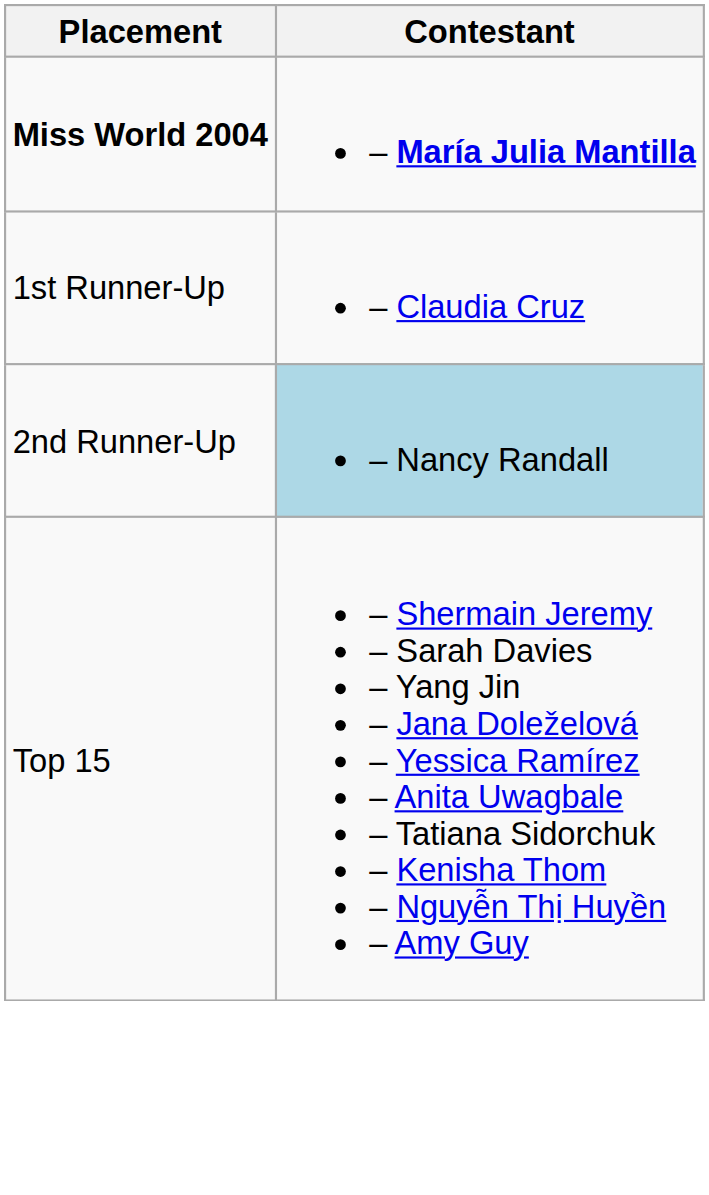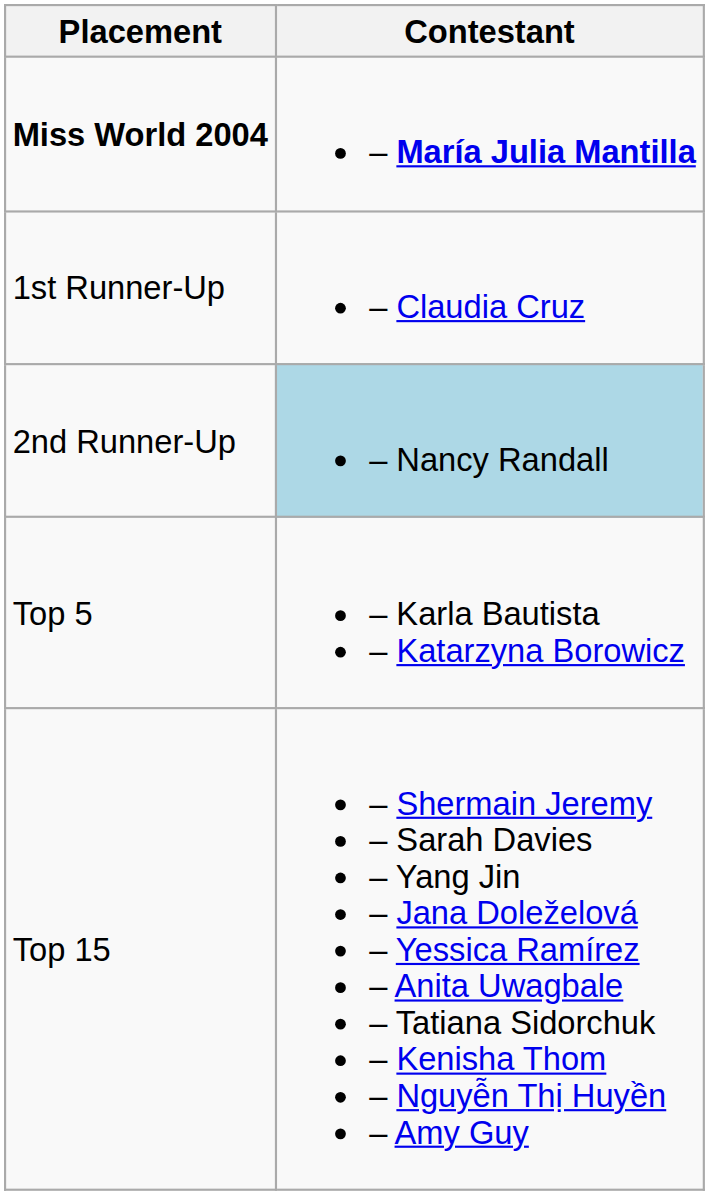+ row: (53, 613)
